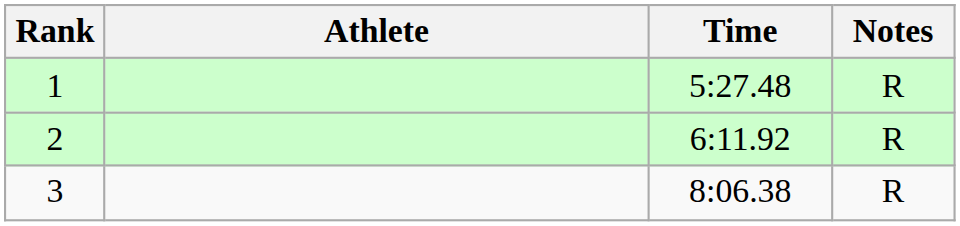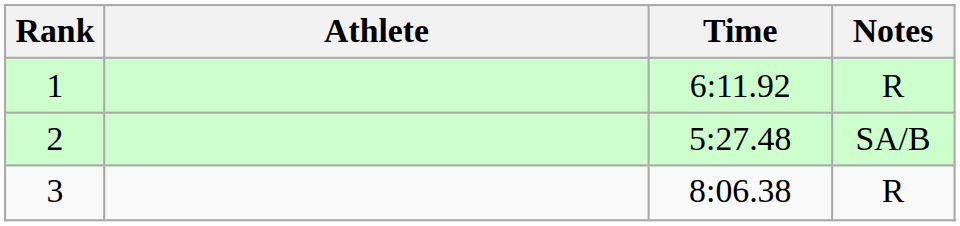(740, 84) 5:27.48 -> (740, 84) 6:11.92
(740, 138) 6:11.92 -> (740, 138) 5:27.48
(893, 138) R -> (893, 138) SA/B
